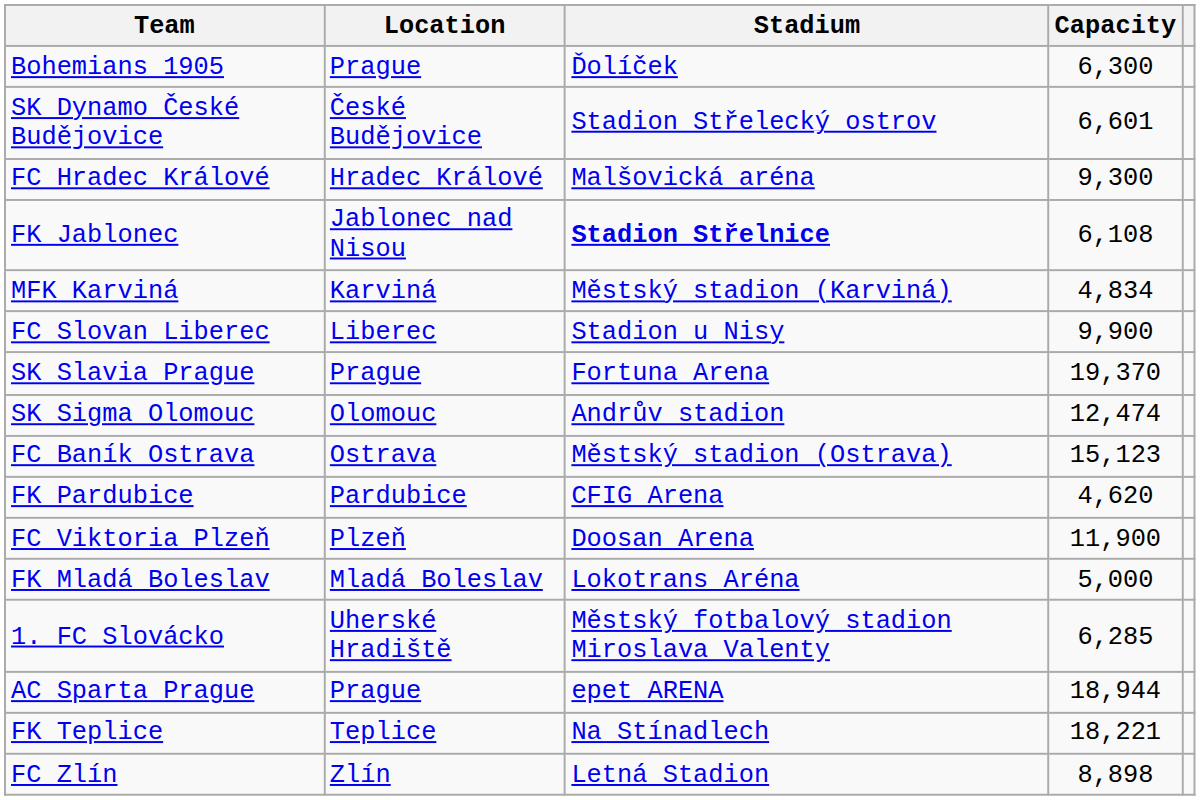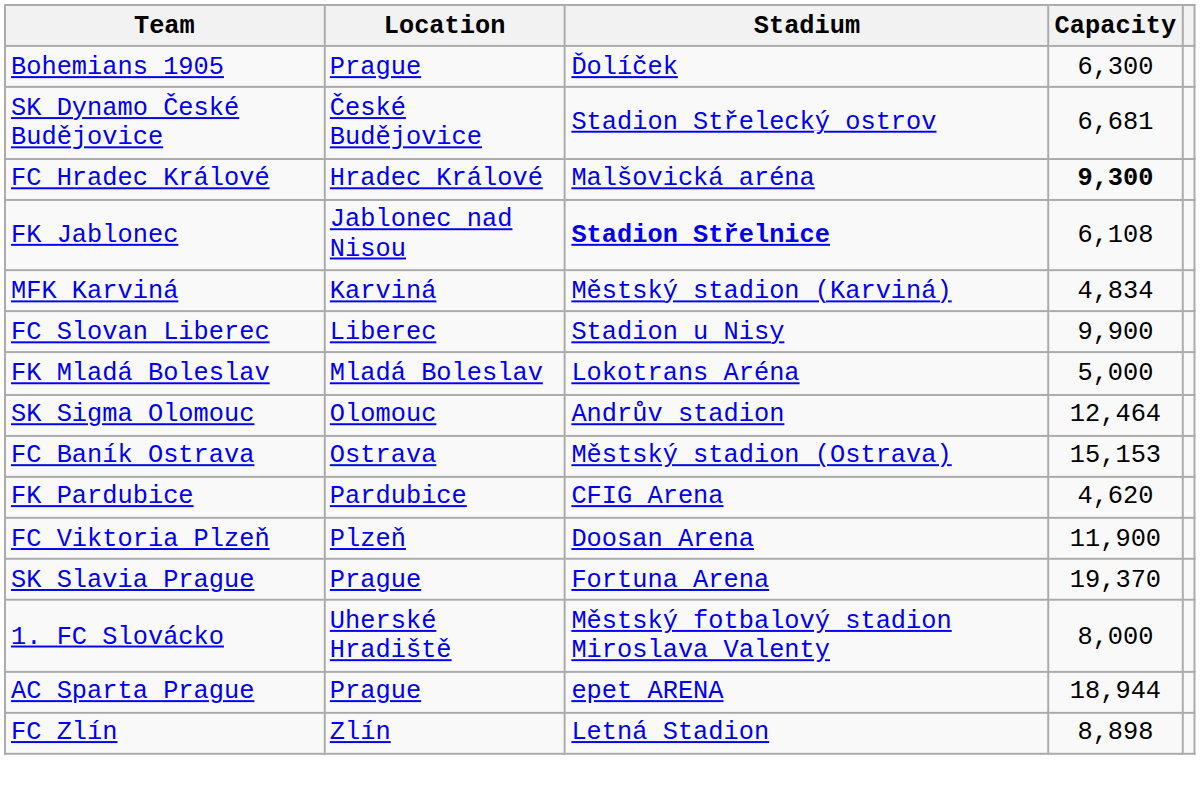(1115, 123) 6,601 -> (1115, 123) 6,681
(1115, 179) normal -> (1115, 179) bold
rows swapped: (140, 580) <-> (133, 373)
(1115, 415) 12,474 -> (1115, 415) 12,464
(1115, 456) 15,123 -> (1115, 456) 15,153
(1115, 636) 6,285 -> (1115, 636) 8,000
- row: (87, 733)
